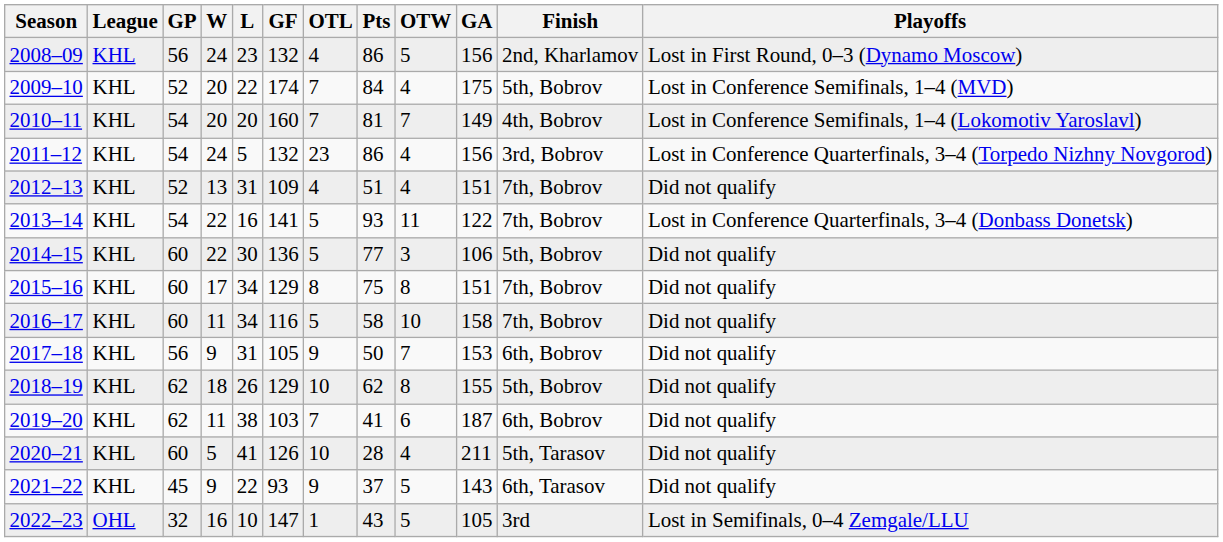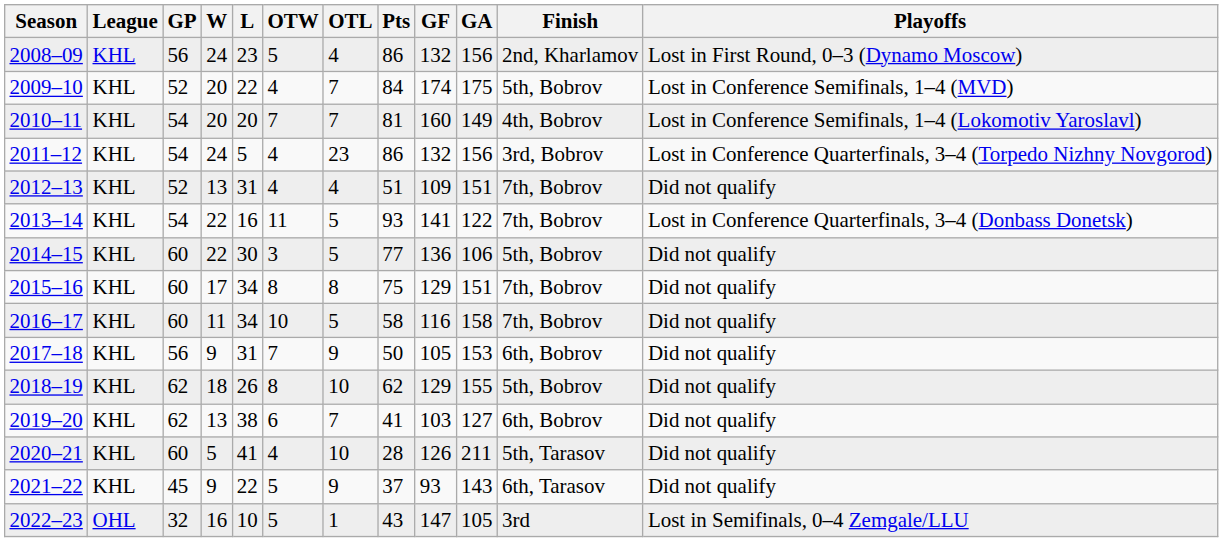columns swapped: (426, 21) <-> (283, 21)
(216, 420) 11 -> (217, 420) 13
(477, 420) 187 -> (477, 420) 127
